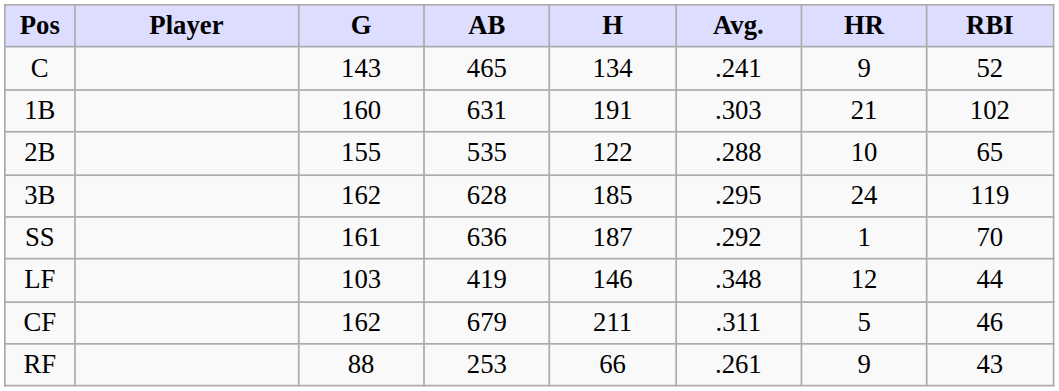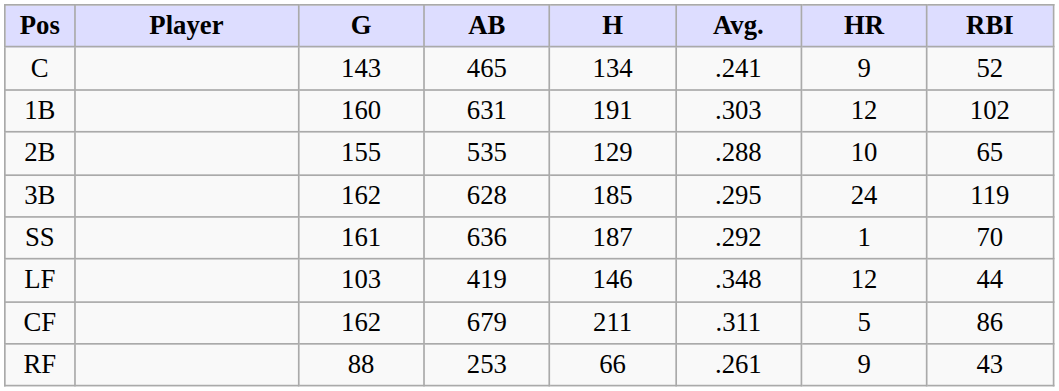(864, 110) 21 -> (864, 110) 12
(613, 152) 122 -> (613, 152) 129
(990, 322) 46 -> (990, 322) 86
